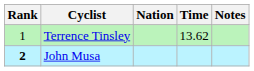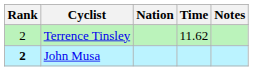(23, 35) 1 -> (23, 35) 2
(194, 35) 13.62 -> (194, 35) 11.62
